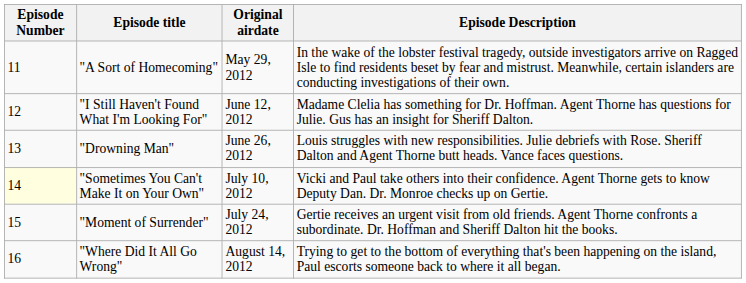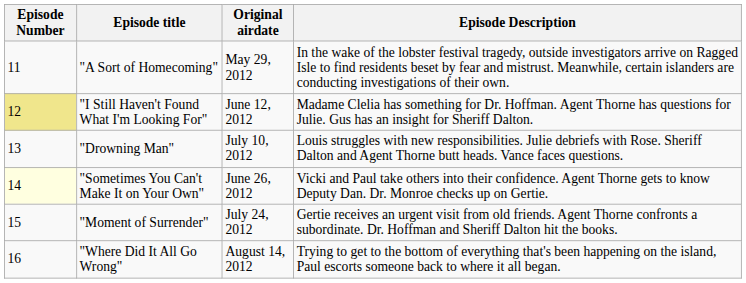(14, 111) no background -> (14, 111) khaki background
(248, 148) June 26, 2012 -> (247, 148) July 10, 2012
(247, 185) July 10, 2012 -> (248, 185) June 26, 2012
